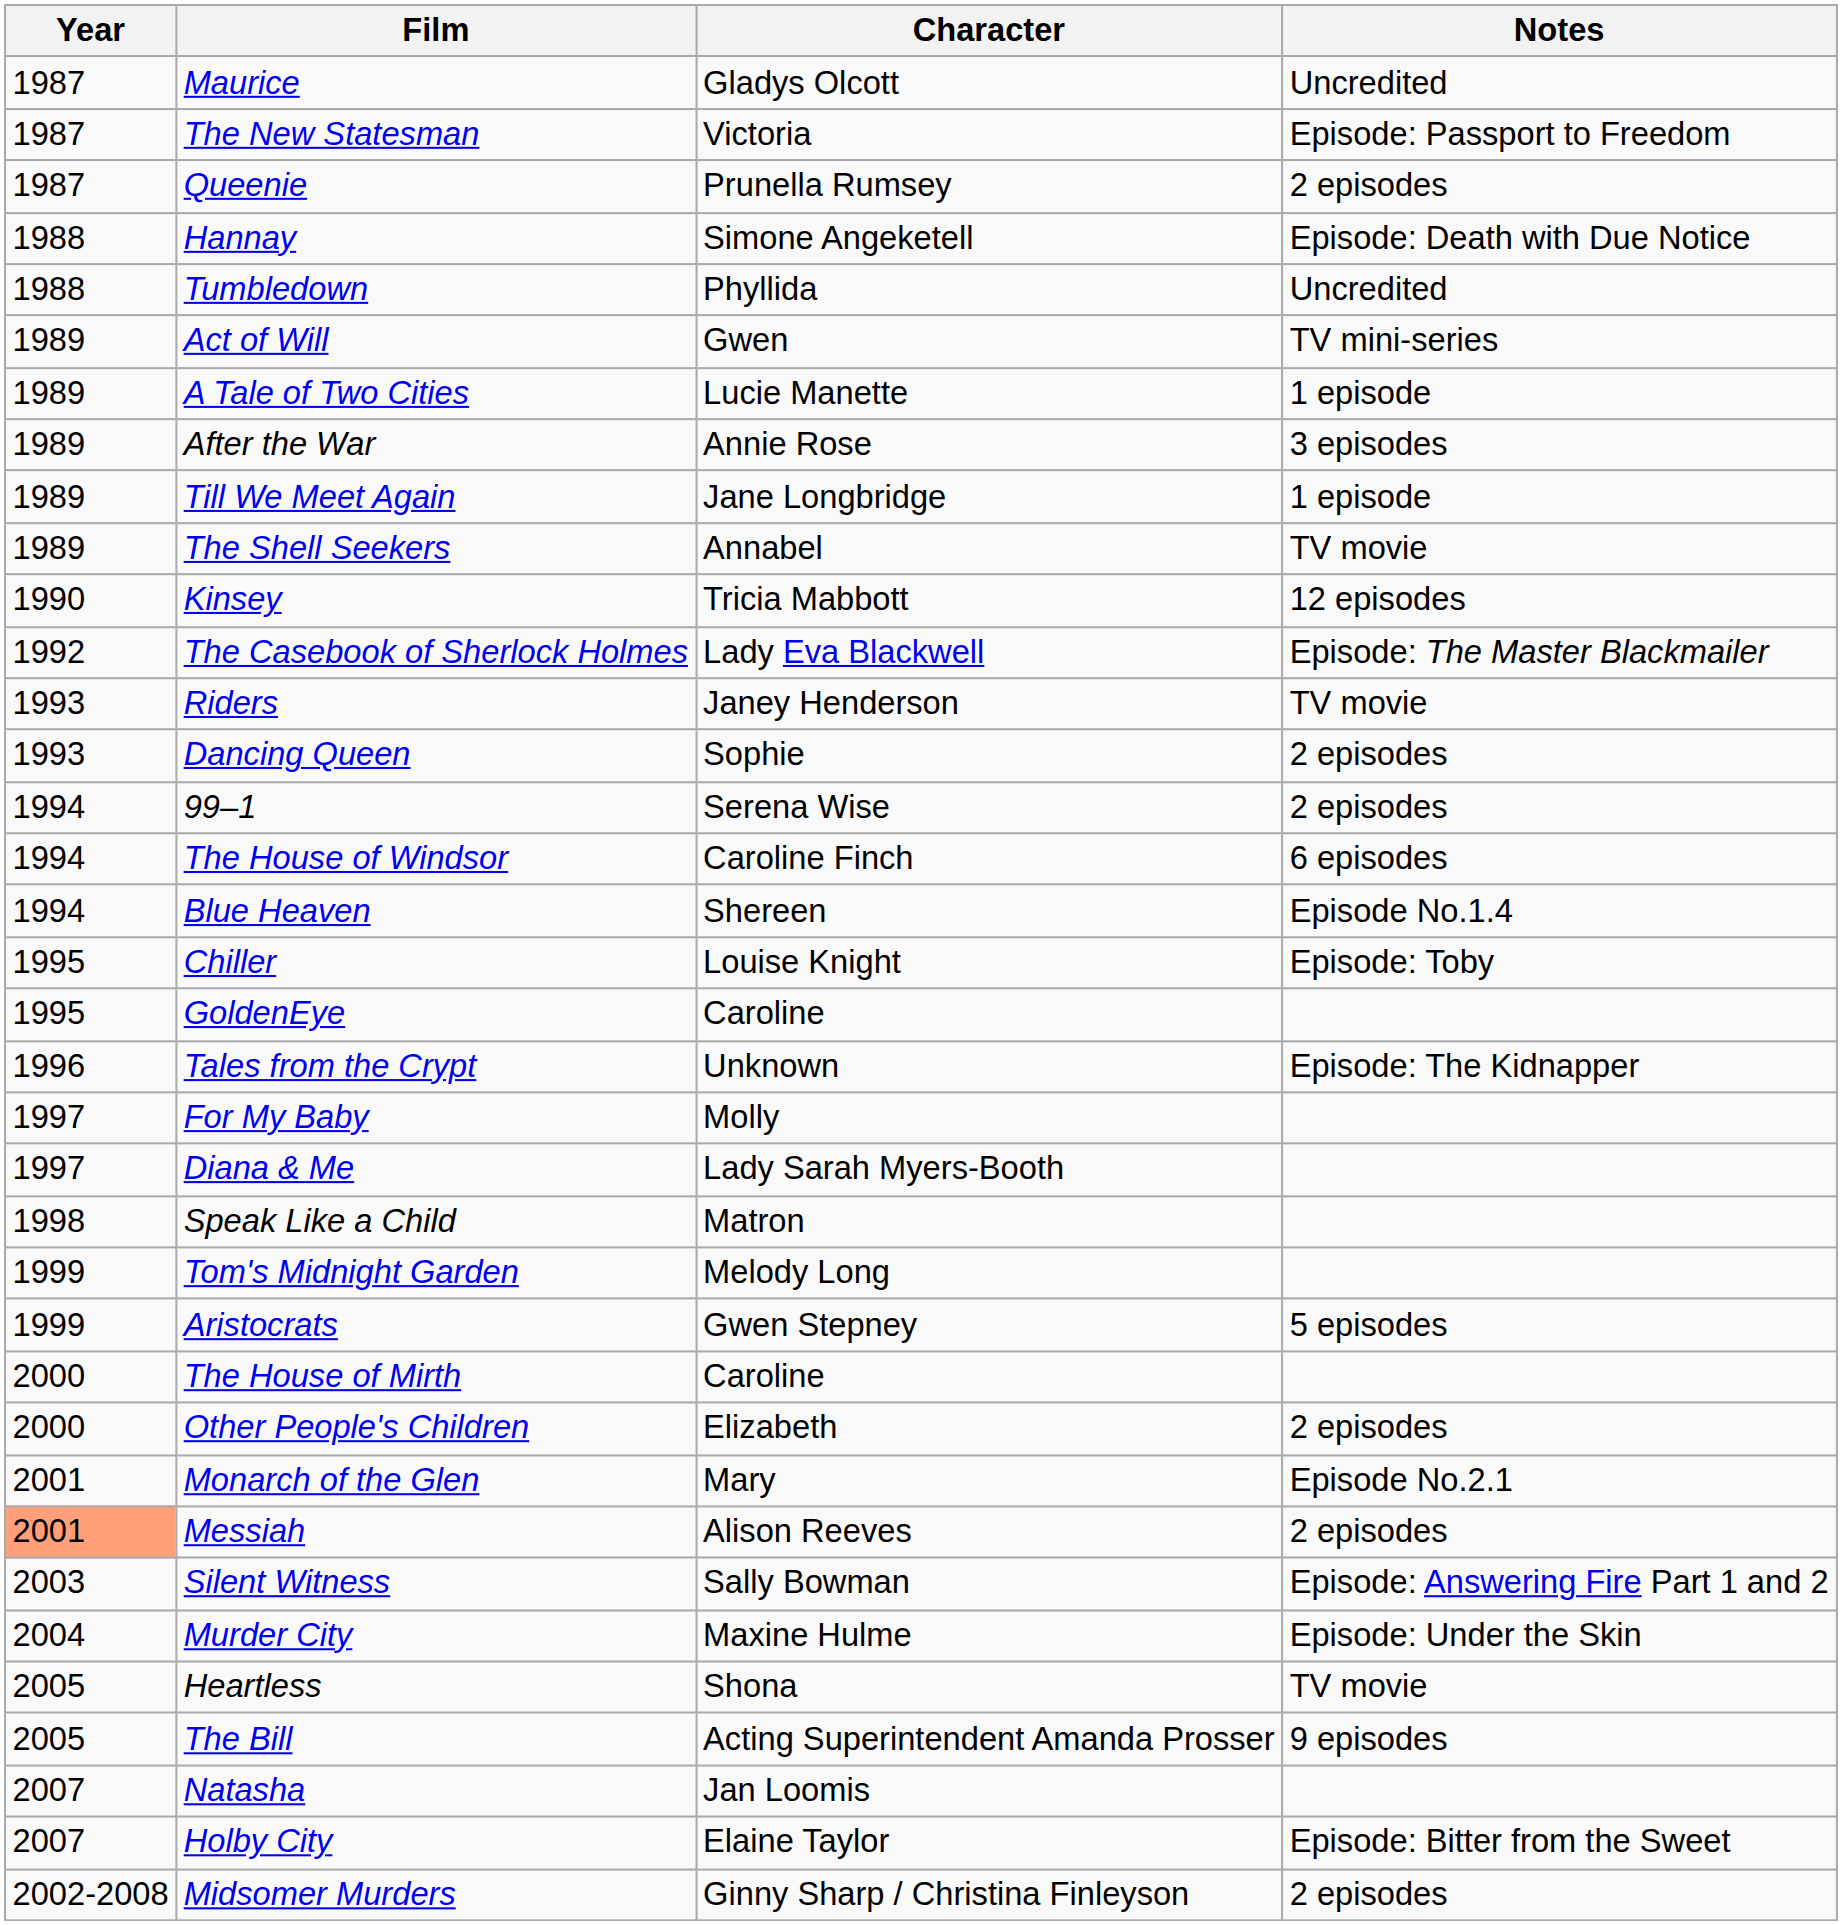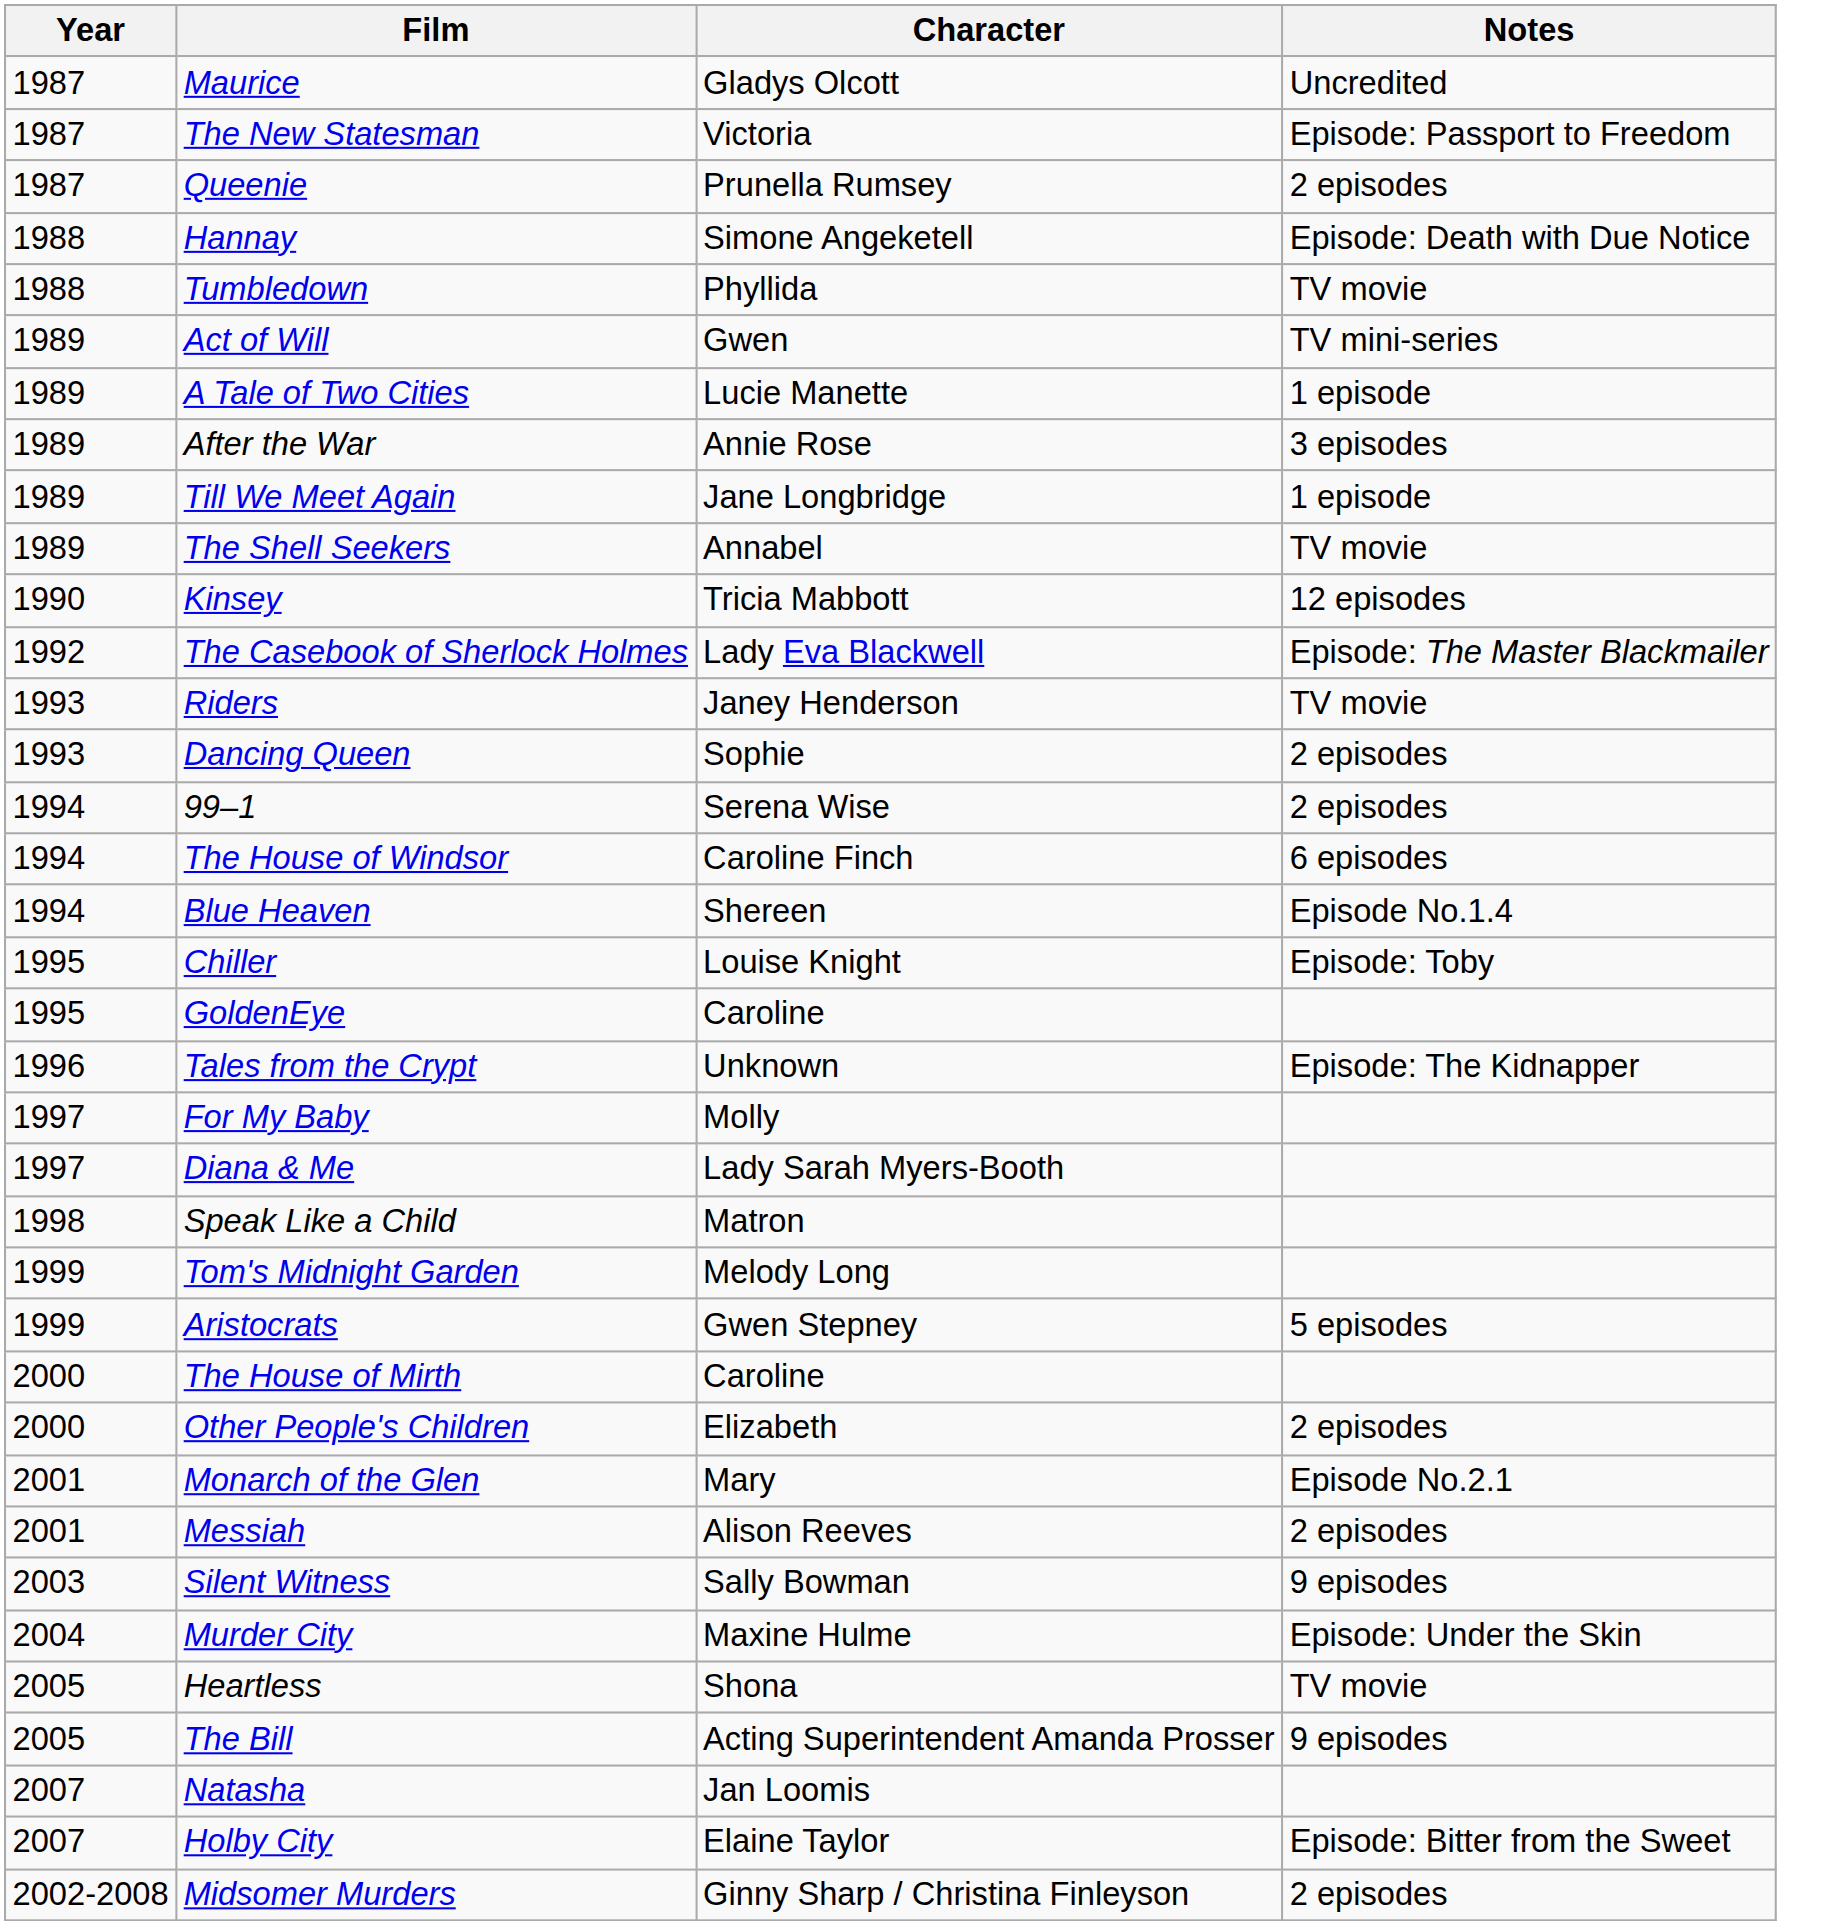(1369, 289) Uncredited -> (1359, 289) TV movie
(49, 1531) lightsalmon background -> (49, 1531) no background
(1559, 1583) Episode: Answering Fire Part 1 and 2 -> (1369, 1583) 9 episodes
